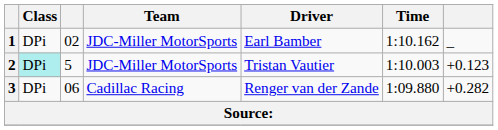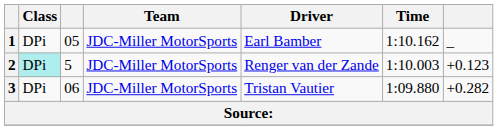(72, 40) 02 -> (72, 40) 05
(289, 64) Tristan Vautier -> (311, 64) Renger van der Zande
(135, 88) Cadillac Racing -> (162, 88) JDC-Miller MotorSports
(311, 88) Renger van der Zande -> (289, 88) Tristan Vautier
